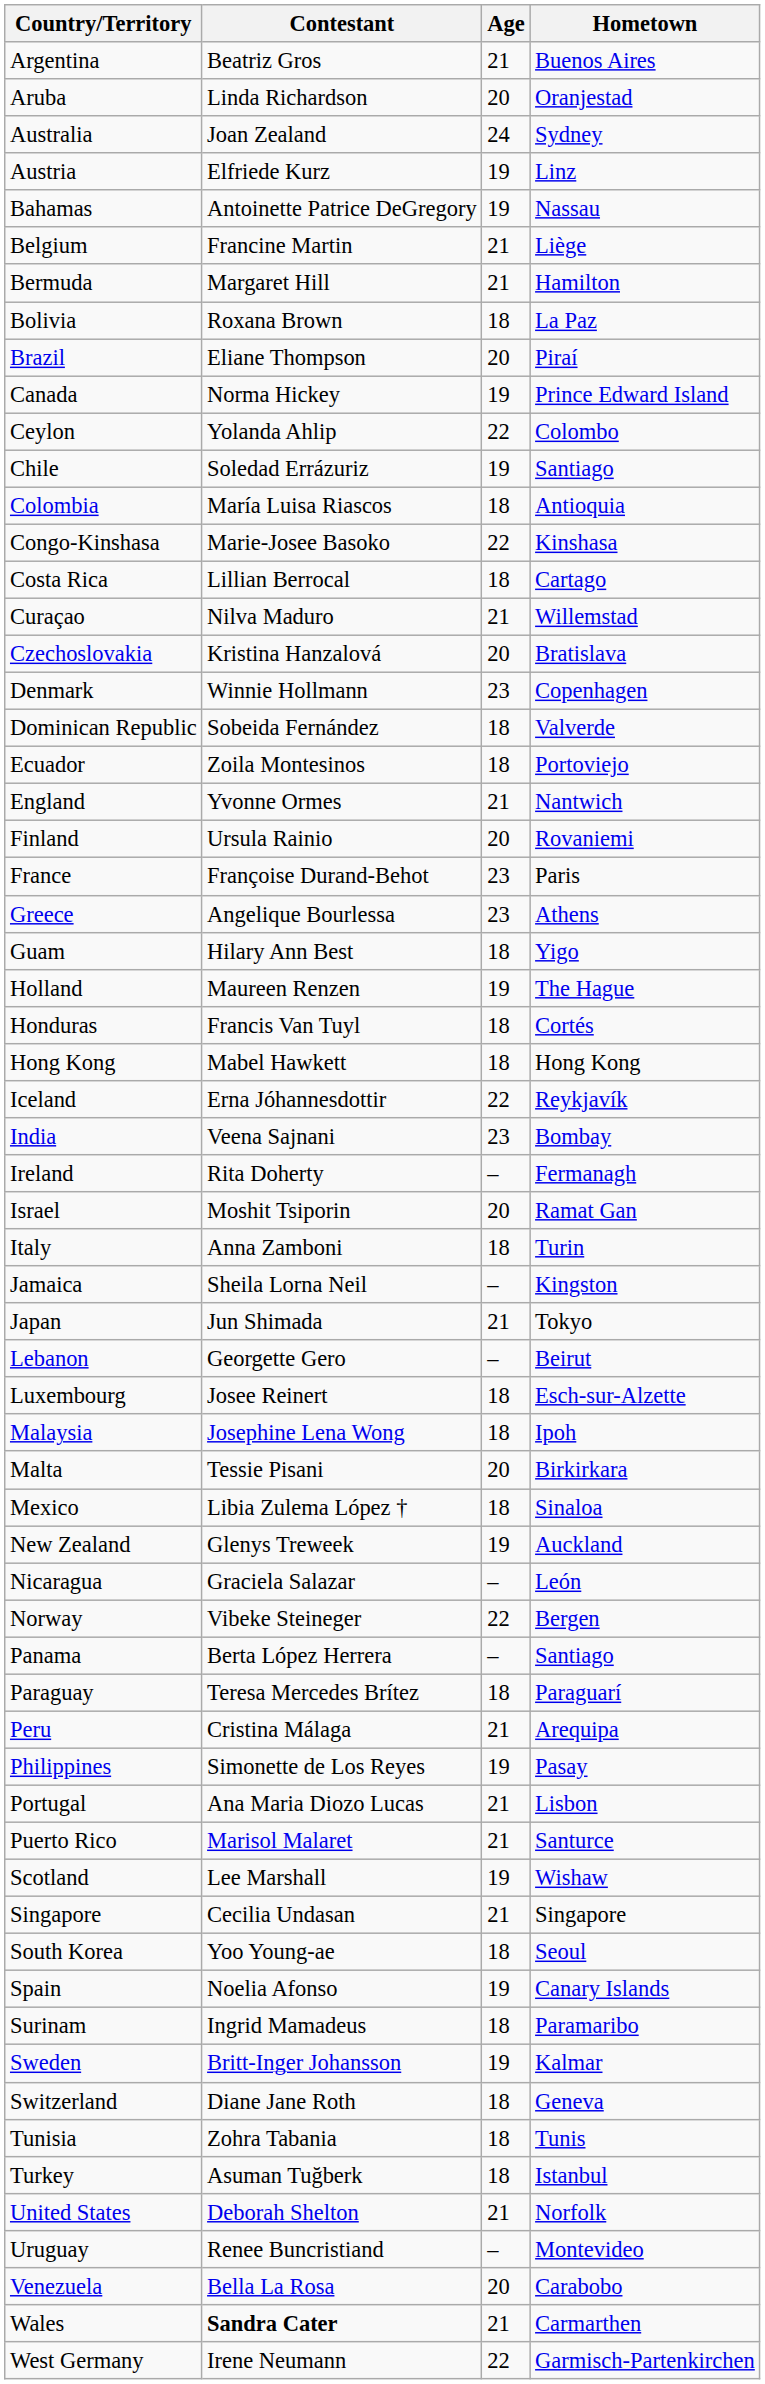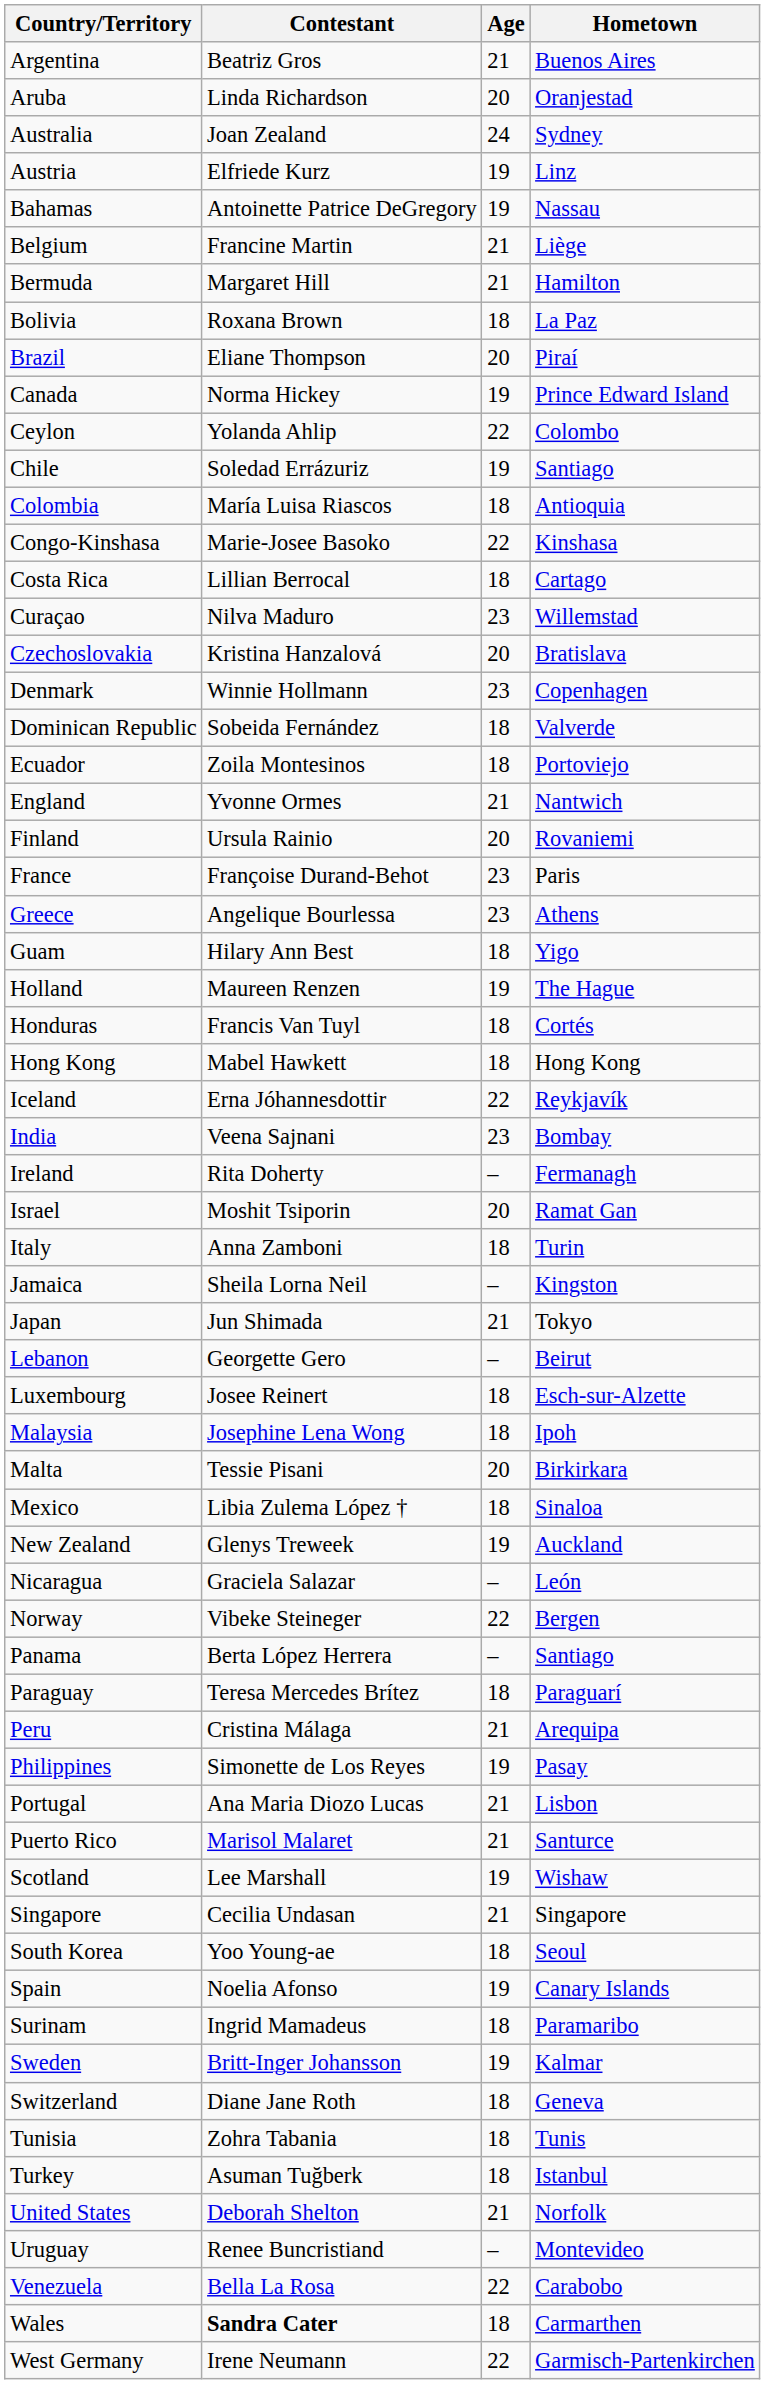(498, 616) 21 -> (498, 616) 23
(498, 2285) 20 -> (498, 2285) 22
(498, 2322) 21 -> (498, 2322) 18
